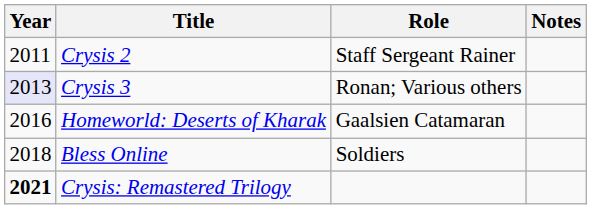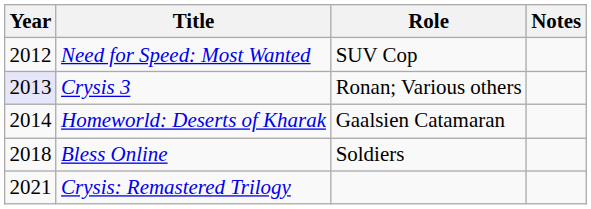- row: (96, 54)
+ row: (186, 54)
(30, 120) 2016 -> (30, 120) 2014
(30, 187) bold -> (30, 187) normal
